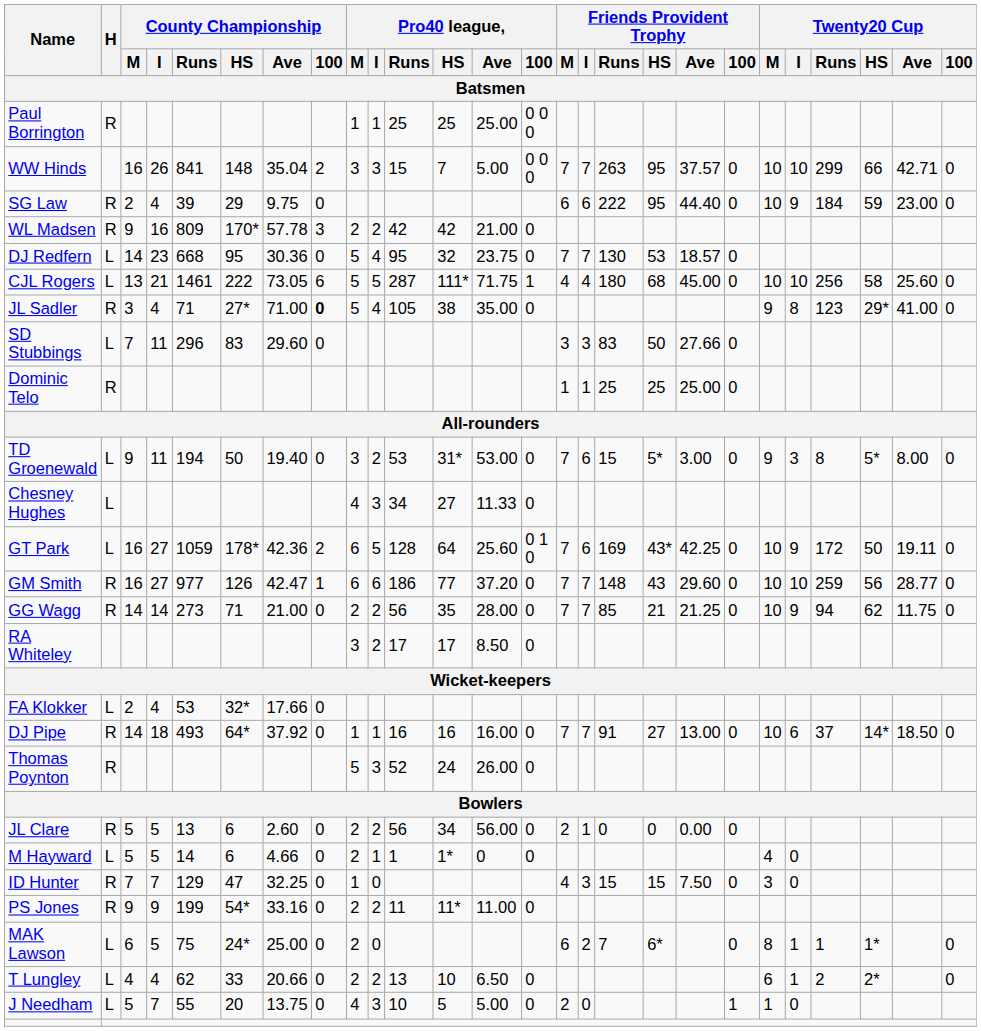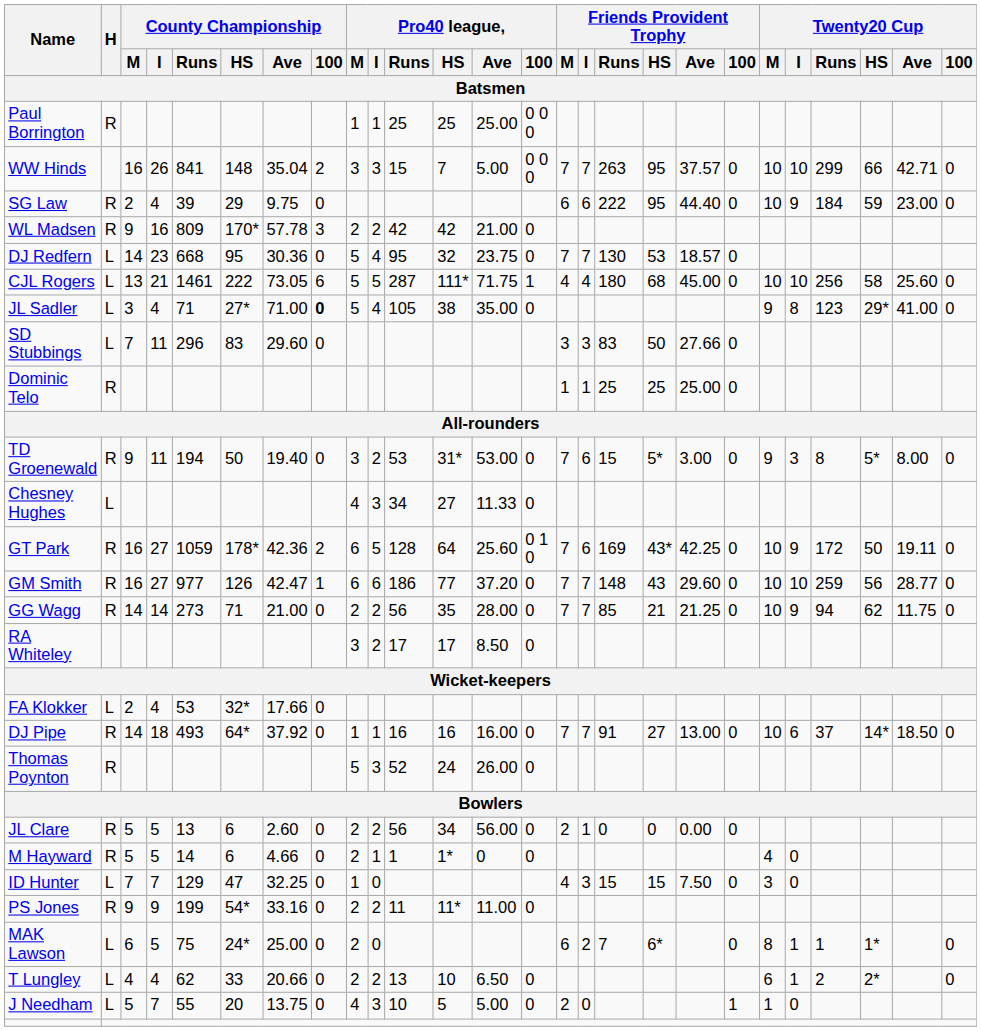(111, 308) R -> (109, 308) L
(109, 459) L -> (111, 459) R
(109, 548) L -> (111, 548) R
(109, 856) L -> (111, 856) R
(111, 882) R -> (109, 882) L
